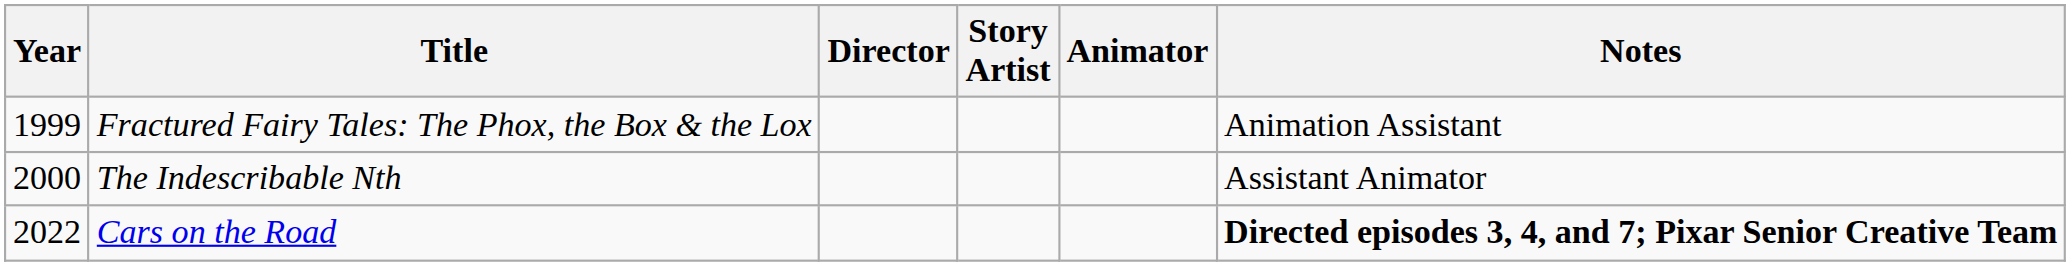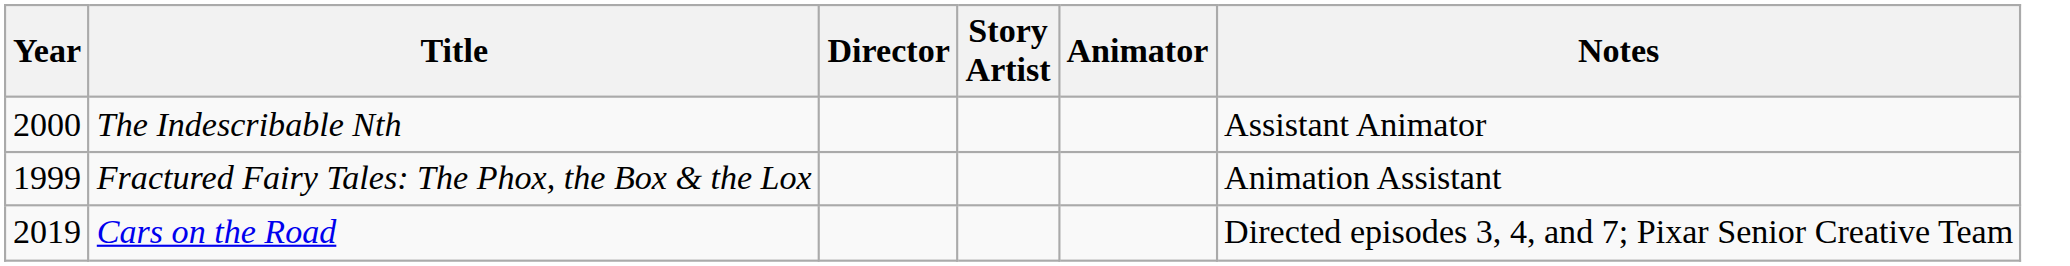rows swapped: (454, 123) <-> (249, 177)
(47, 232) 2022 -> (47, 232) 2019
(1641, 232) bold -> (1619, 232) normal
